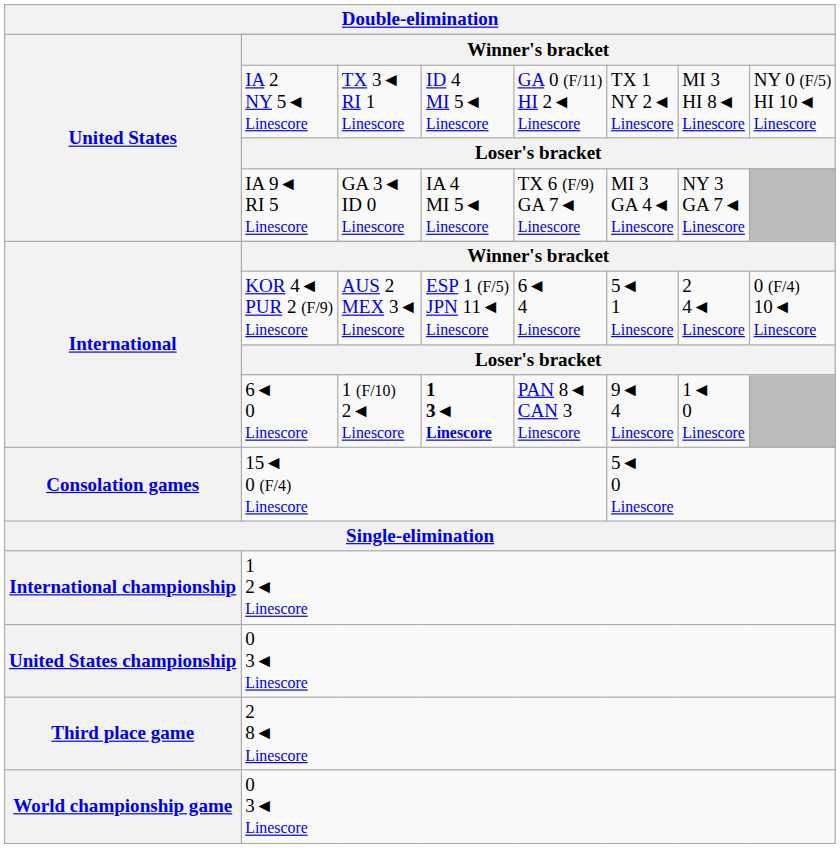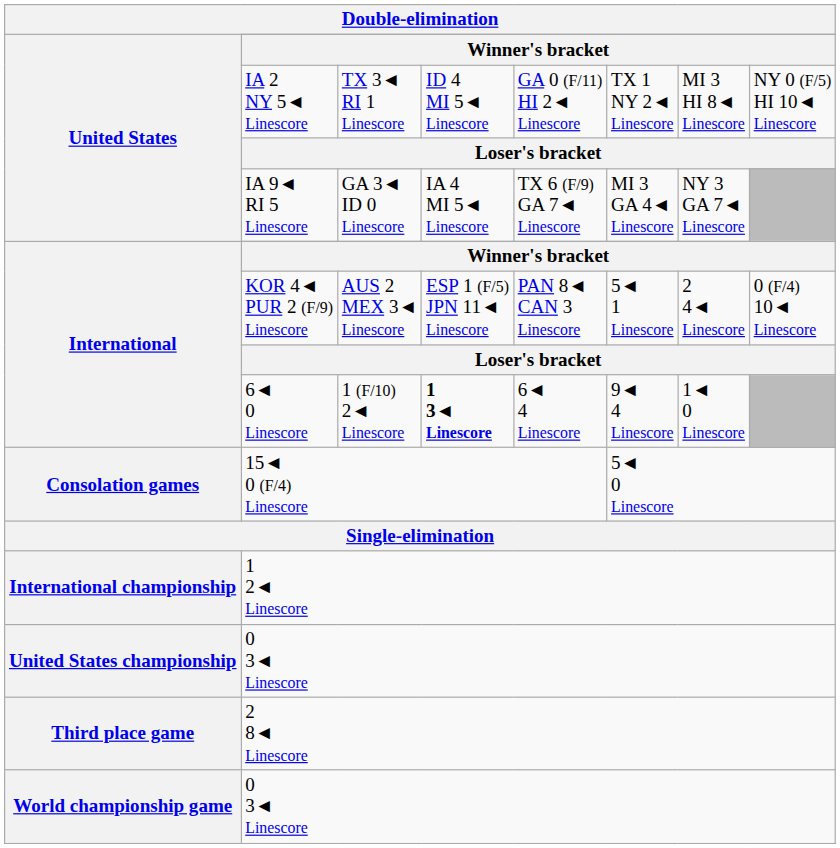(549, 307) 6◄ 4 Linescore -> (552, 307) PAN 8◄ CAN 3 Linescore
(552, 411) PAN 8◄ CAN 3 Linescore -> (549, 411) 6◄ 4 Linescore
